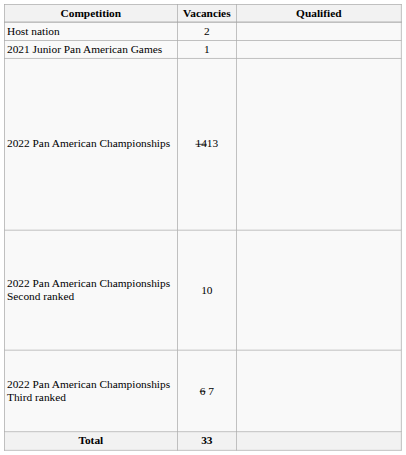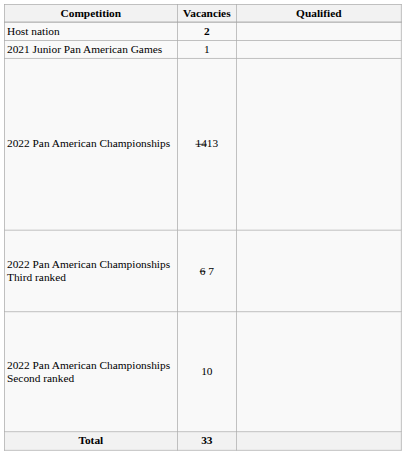(207, 31) normal -> (207, 31) bold
rows swapped: (89, 290) <-> (89, 391)
